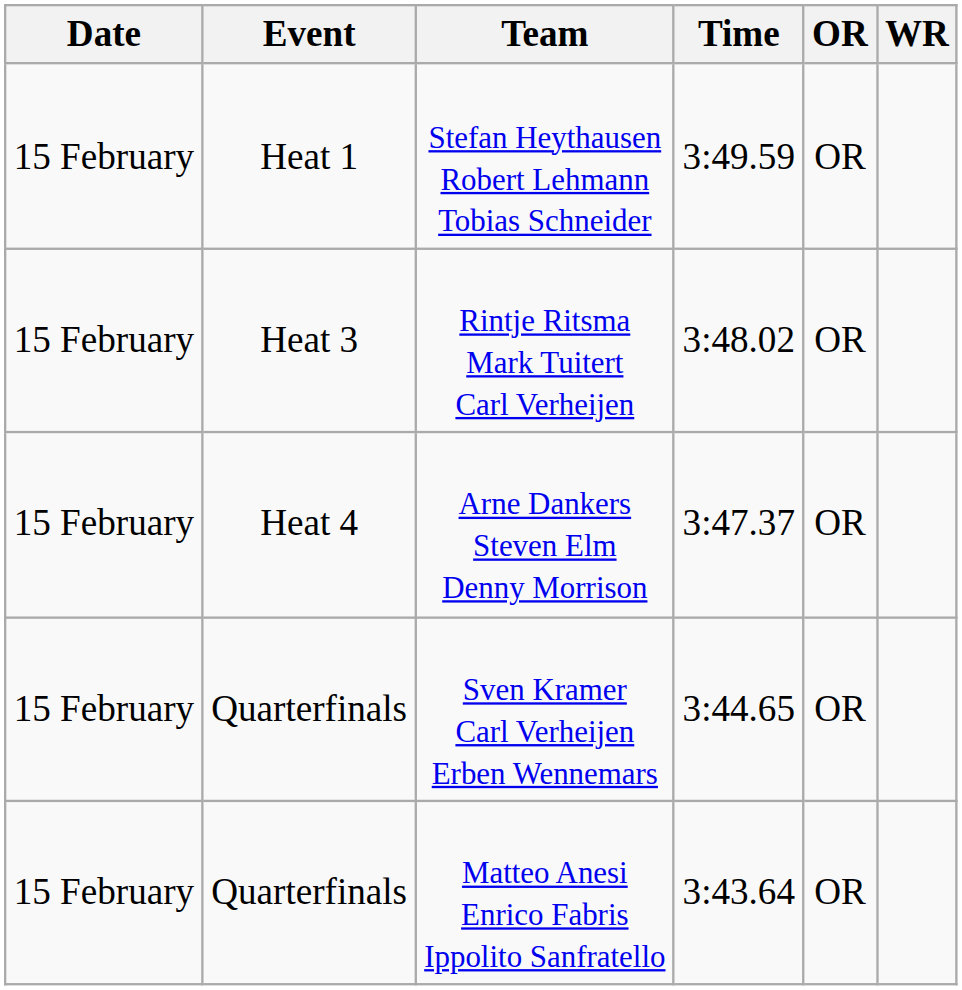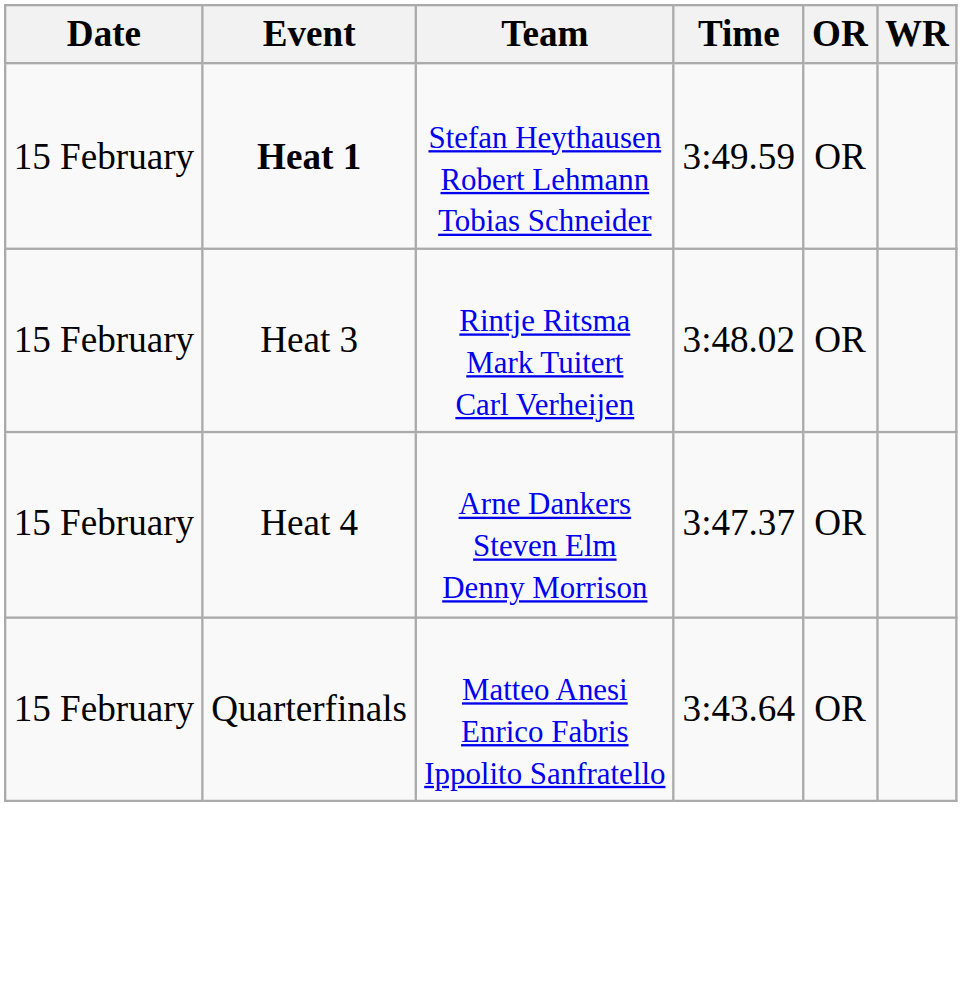(309, 155) normal -> (309, 155) bold
- row: (545, 731)
